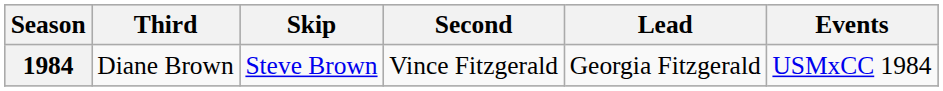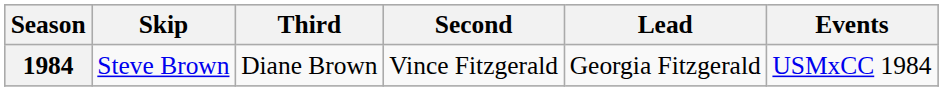columns swapped: (311, 24) <-> (165, 24)
